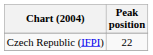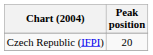(127, 42) 22 -> (127, 42) 20
